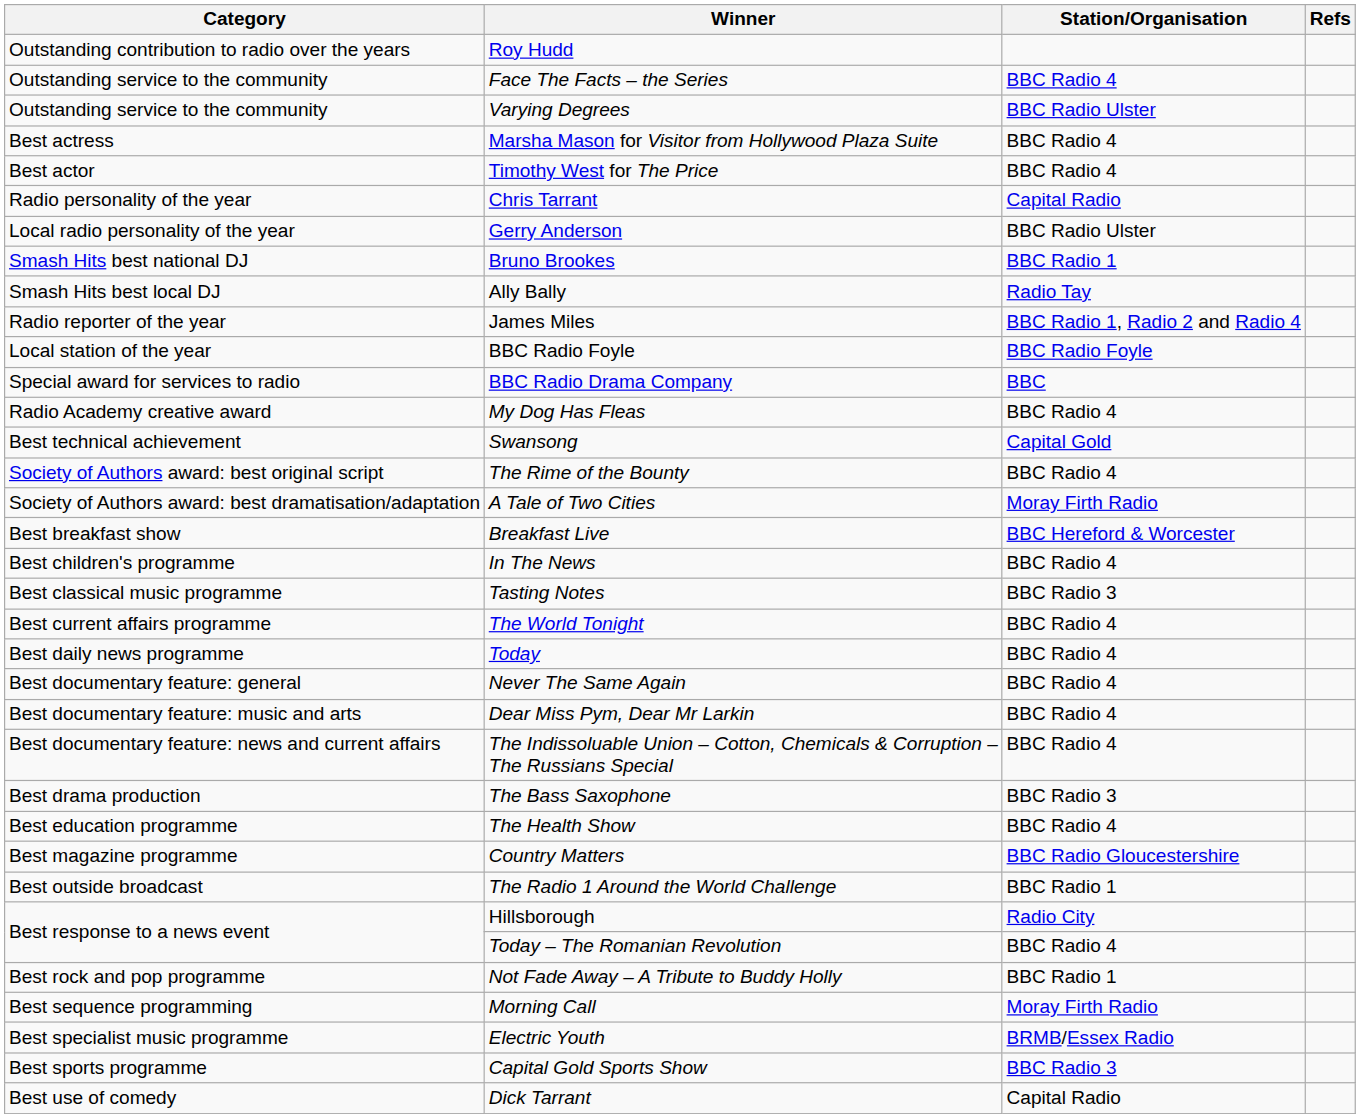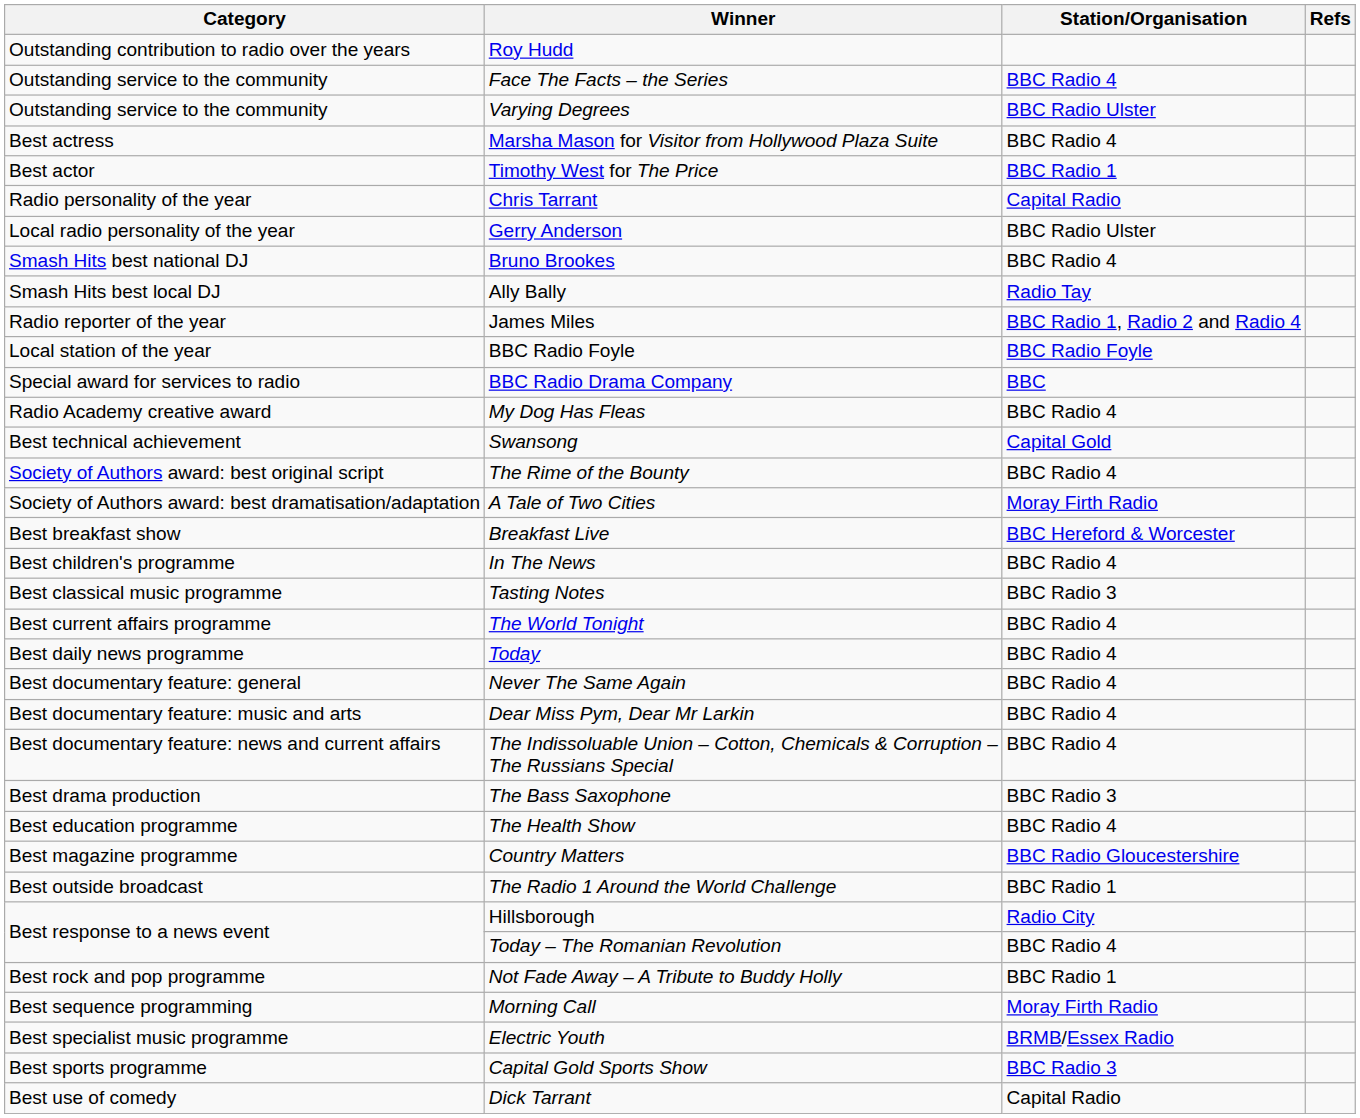(1062, 170) BBC Radio 4 -> (1062, 170) BBC Radio 1
(1062, 261) BBC Radio 1 -> (1062, 261) BBC Radio 4
